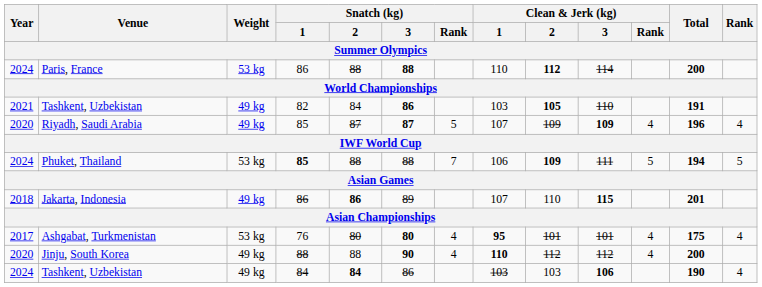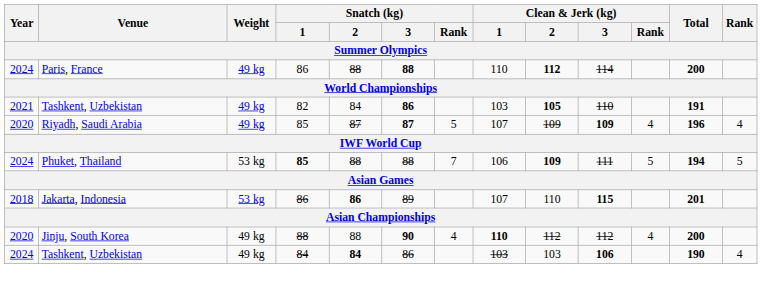(251, 69) 53 kg -> (251, 69) 49 kg
(251, 198) 49 kg -> (251, 198) 53 kg
- row: (99, 236)
